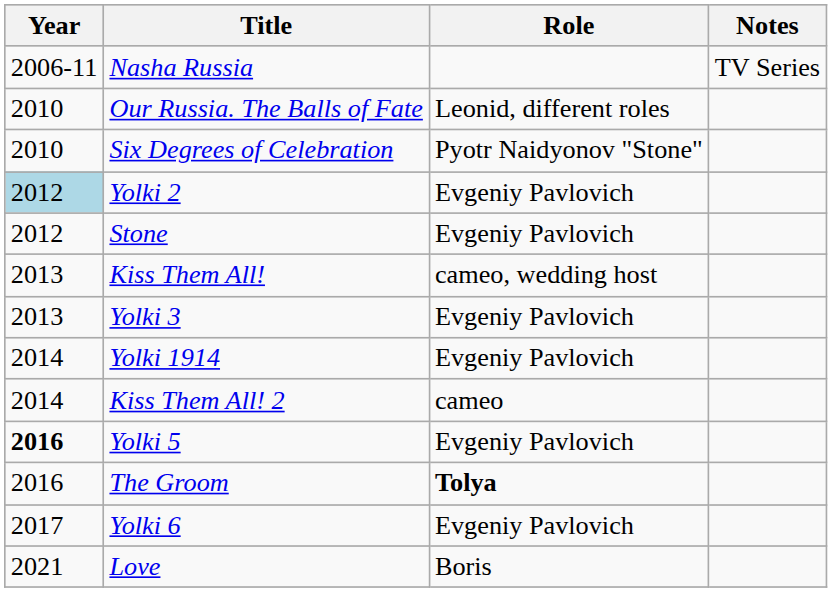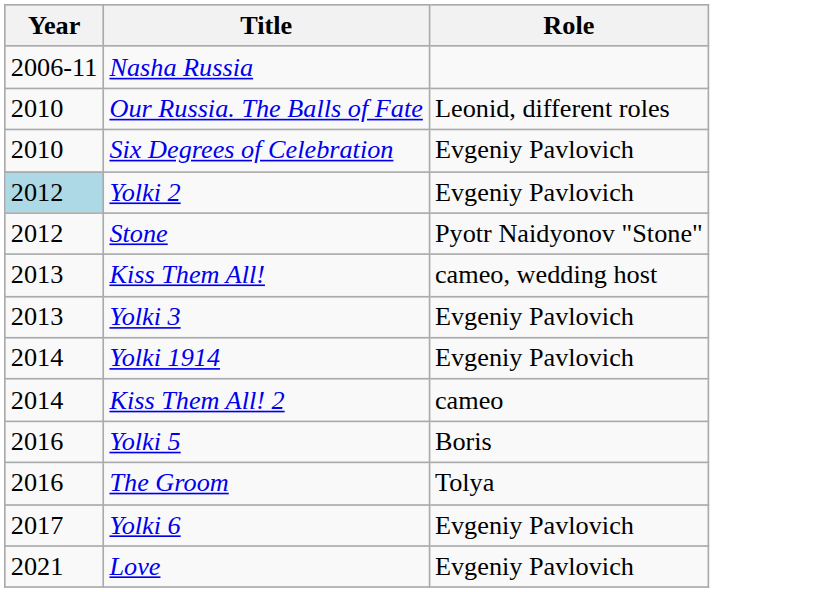- column: (767, 25)
(569, 150) Pyotr Naidyonov "Stone" -> (534, 150) Evgeniy Pavlovich
(534, 233) Evgeniy Pavlovich -> (569, 233) Pyotr Naidyonov "Stone"
(37, 441) bold -> (37, 441) normal
(534, 441) Evgeniy Pavlovich -> (463, 441) Boris
(466, 483) bold -> (465, 483) normal
(463, 566) Boris -> (534, 566) Evgeniy Pavlovich
